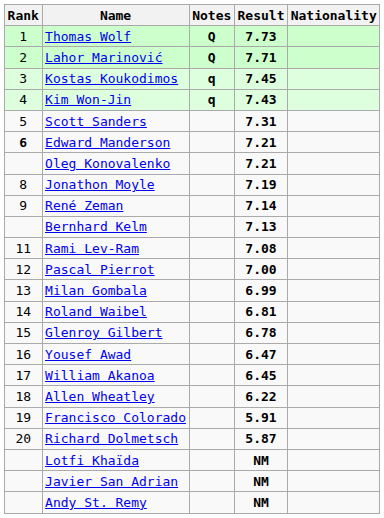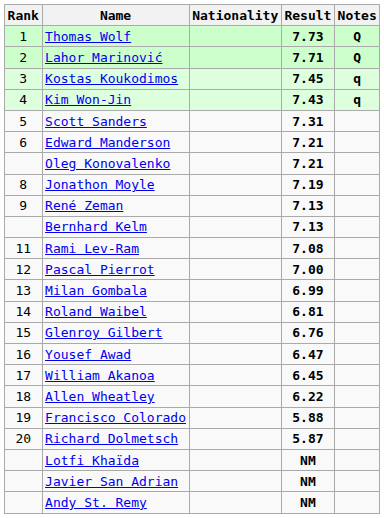columns swapped: (334, 15) <-> (212, 15)
(23, 142) bold -> (23, 142) normal
(261, 206) 7.14 -> (308, 206) 7.13
(261, 333) 6.78 -> (308, 333) 6.76
(261, 418) 5.91 -> (308, 418) 5.88
